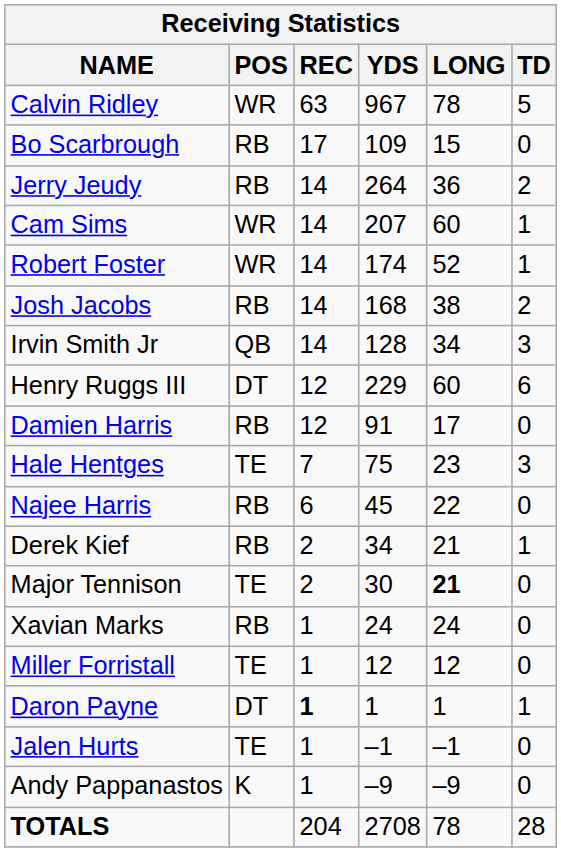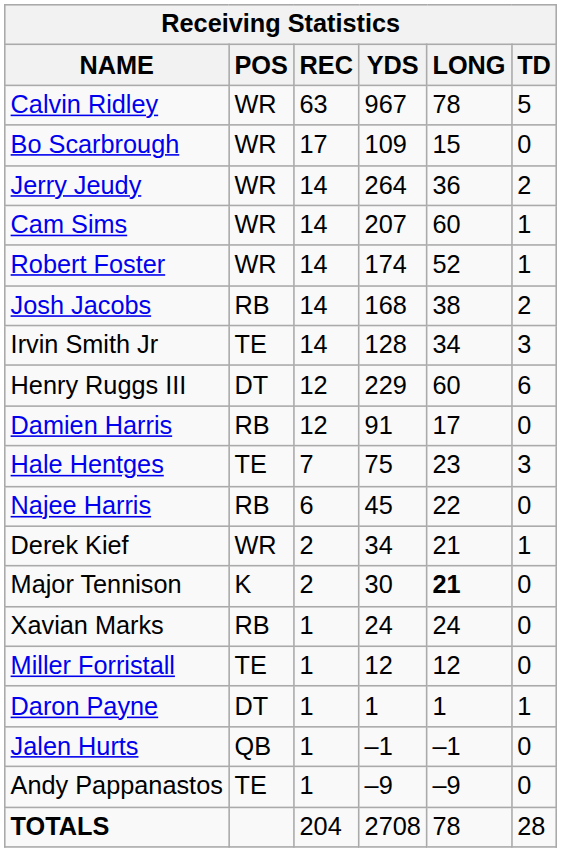(252, 144) RB -> (256, 144) WR
(252, 184) RB -> (256, 184) WR
(253, 345) QB -> (251, 345) TE
(252, 545) RB -> (256, 545) WR
(251, 585) TE -> (243, 585) K
(307, 706) bold -> (307, 706) normal
(251, 746) TE -> (253, 746) QB
(243, 786) K -> (251, 786) TE
